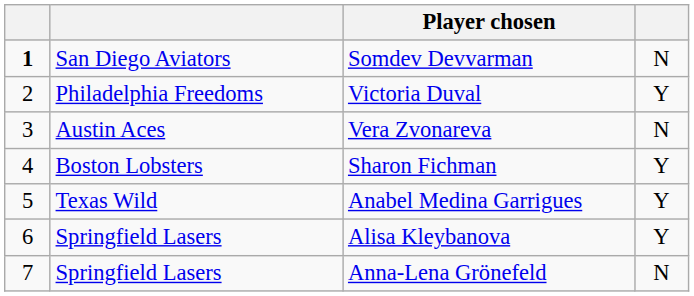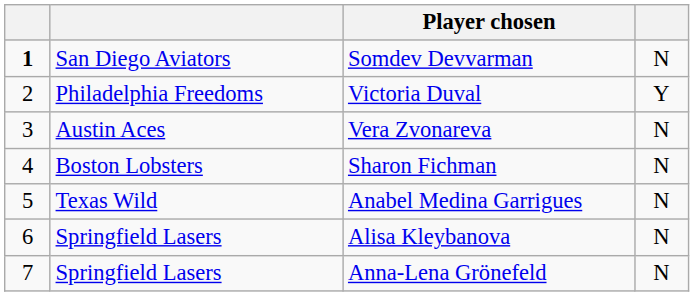(662, 165) Y -> (662, 165) N
(662, 201) Y -> (662, 201) N
(662, 237) Y -> (662, 237) N
